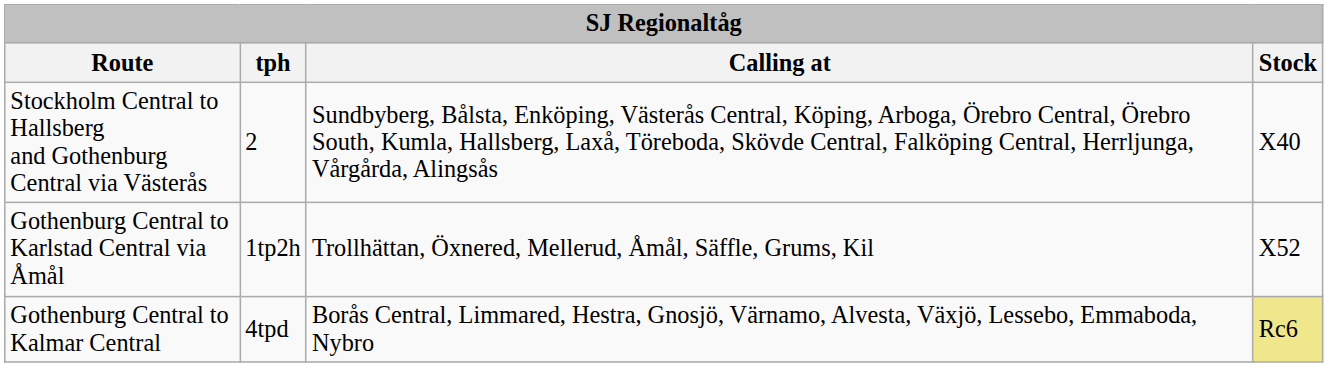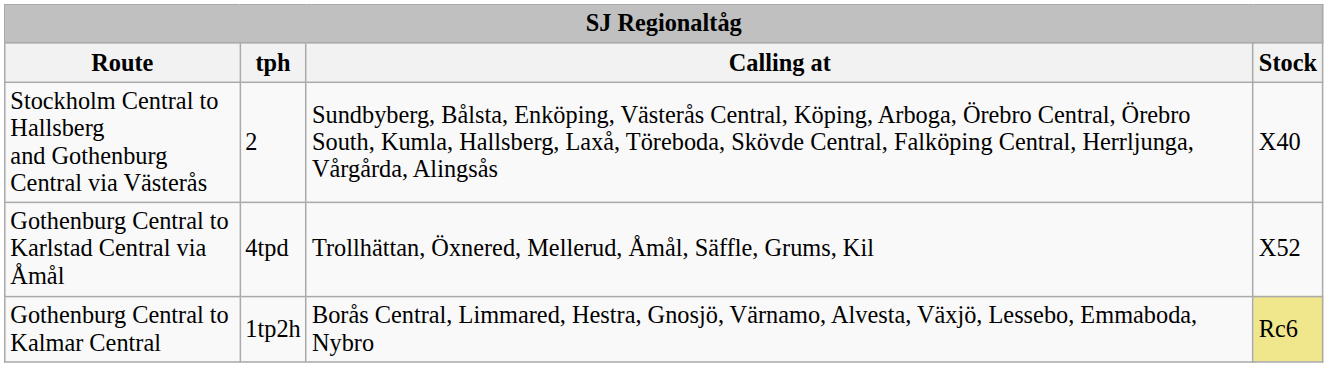(273, 248) 1tp2h -> (267, 248) 4tpd
(267, 328) 4tpd -> (273, 328) 1tp2h
